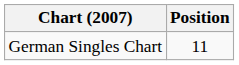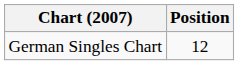(200, 45) 11 -> (200, 45) 12
